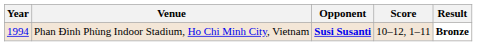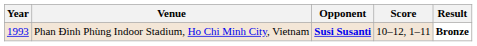(18, 31) 1994 -> (18, 31) 1993
